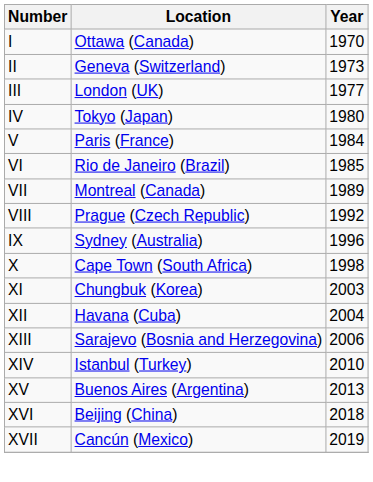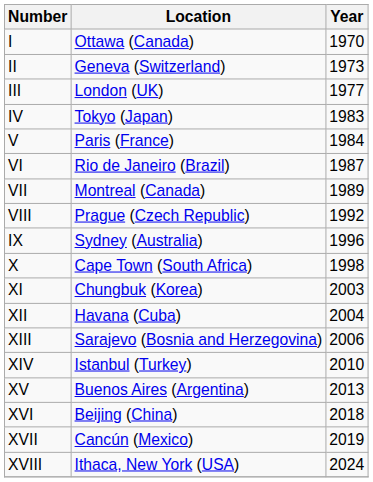(347, 116) 1980 -> (347, 116) 1983
(347, 166) 1985 -> (347, 166) 1987
+ row: (25, 464)
